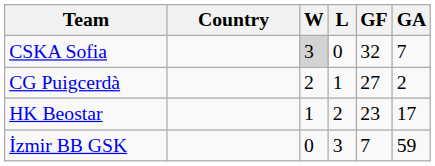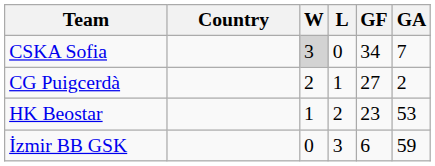(370, 51) 32 -> (370, 51) 34
(407, 113) 17 -> (407, 113) 53
(365, 144) 7 -> (365, 144) 6
